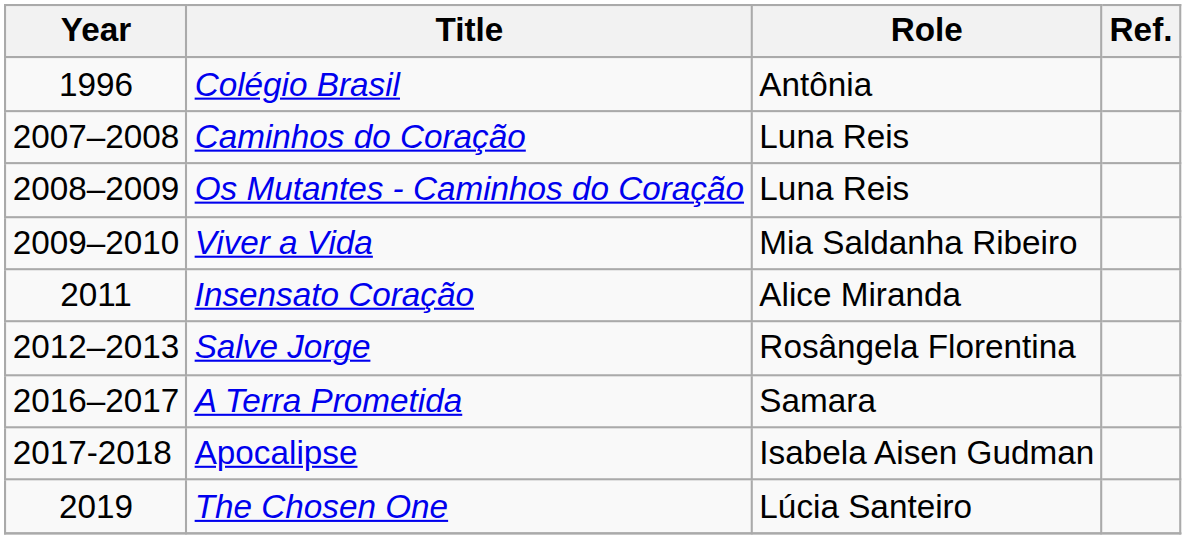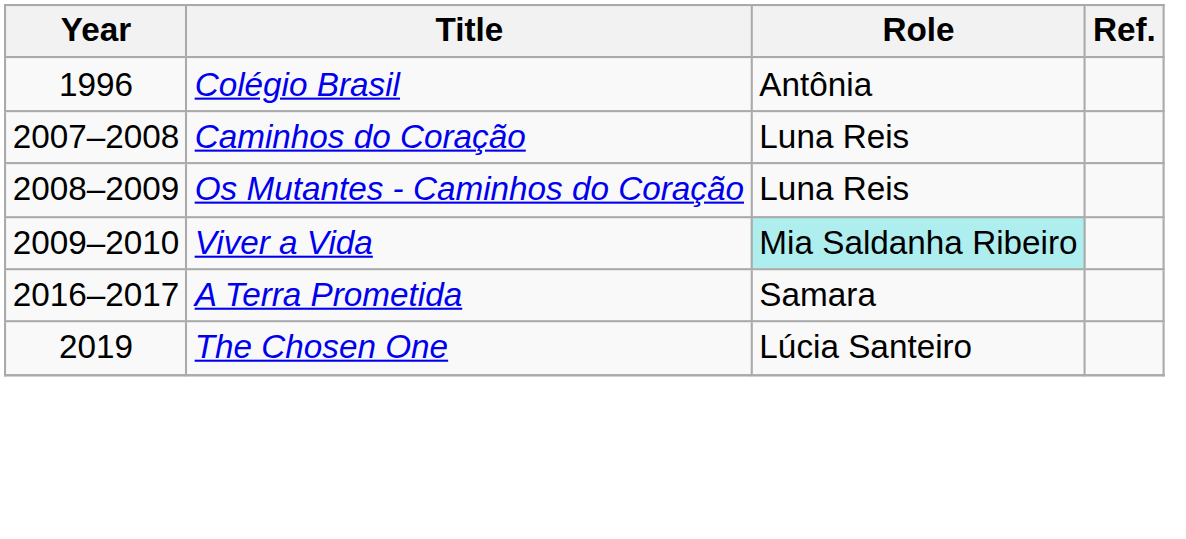(918, 242) no background -> (918, 242) paleturquoise background
- row: (334, 294)
- row: (283, 347)
- row: (276, 453)
